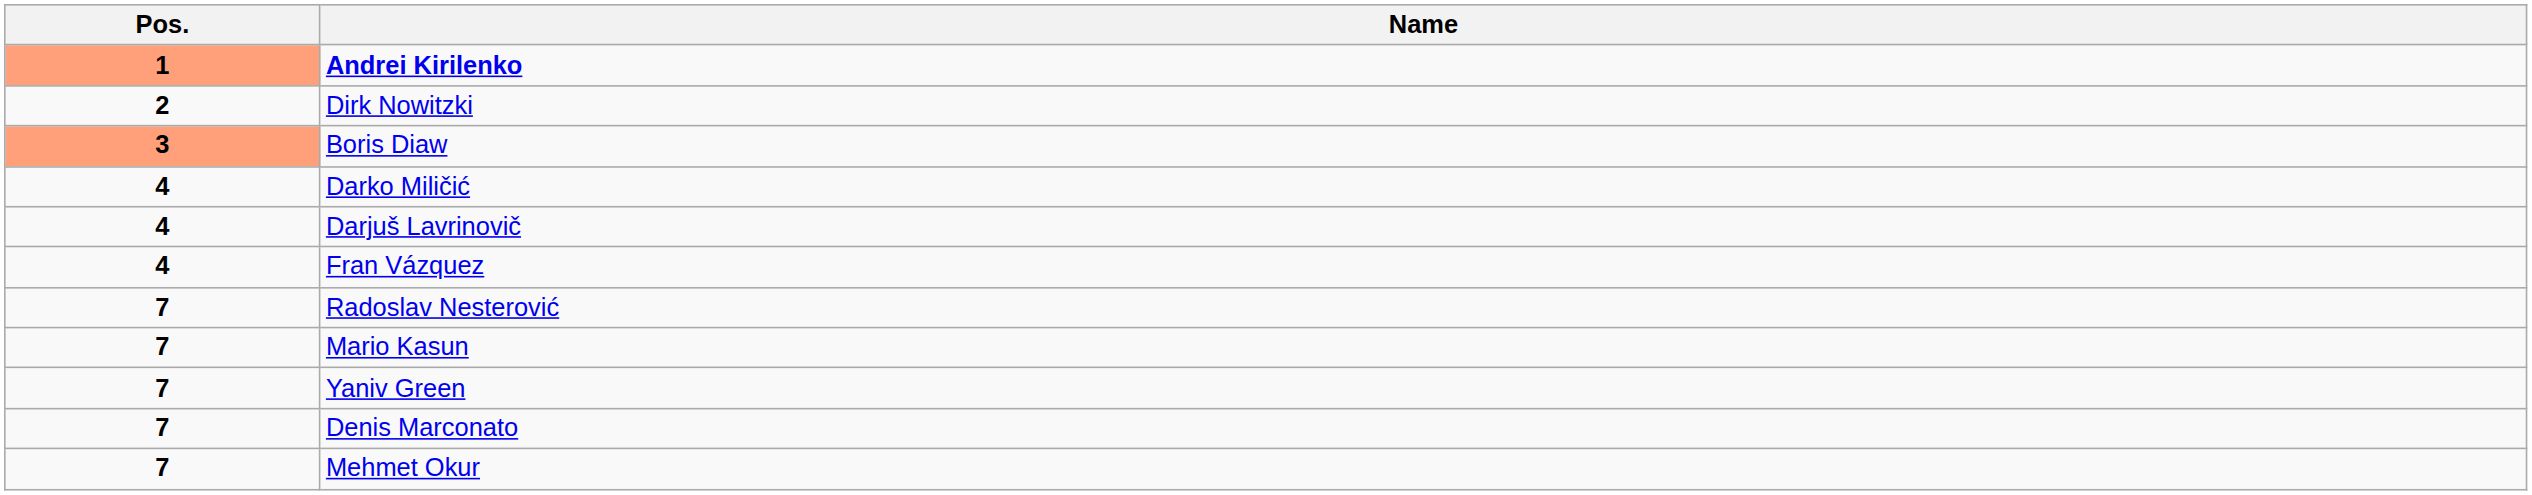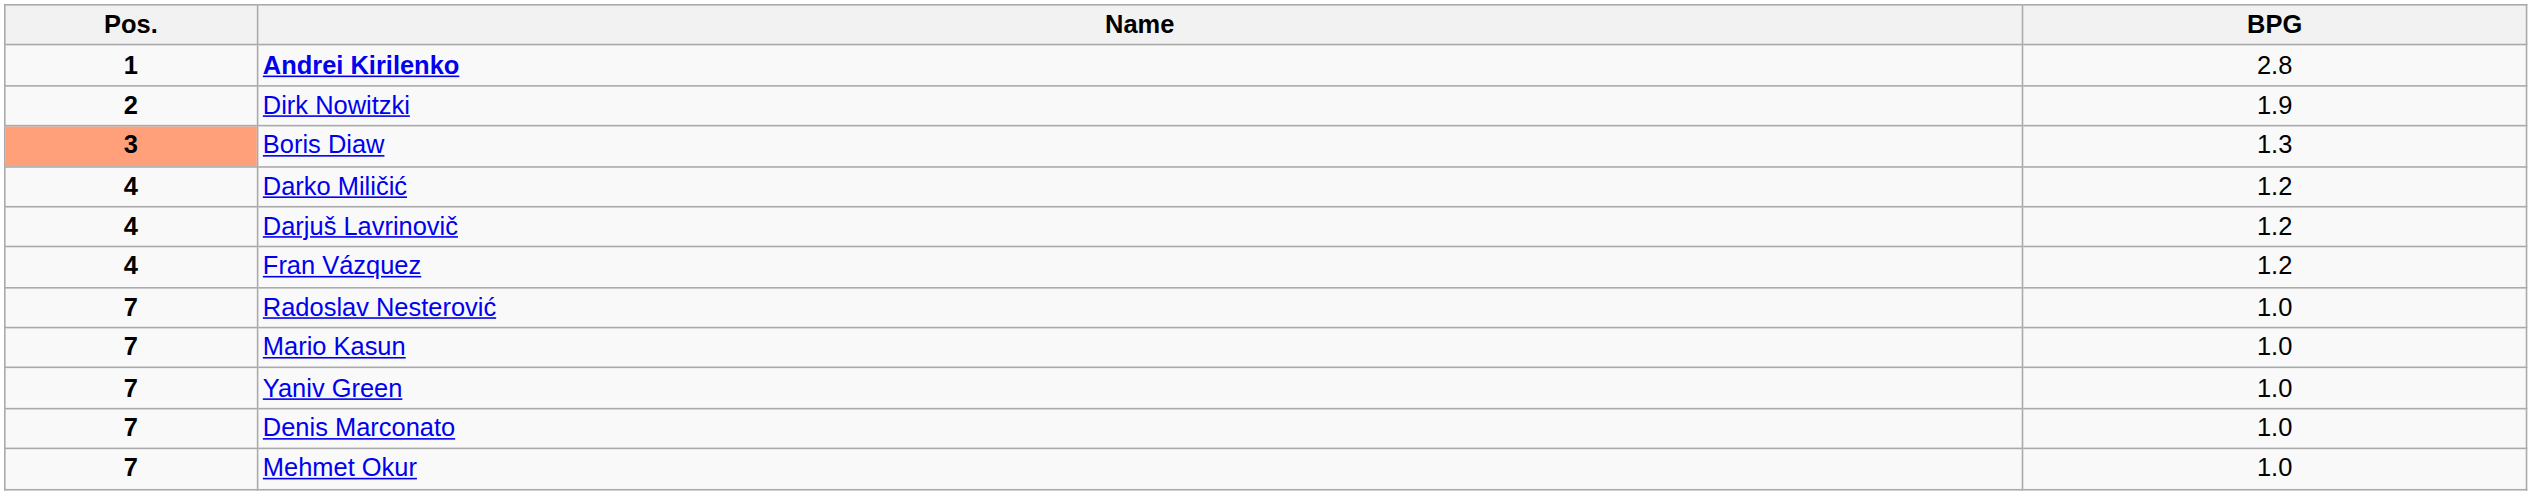+ column: (2275, 24)
(162, 65) lightsalmon background -> (131, 65) no background
